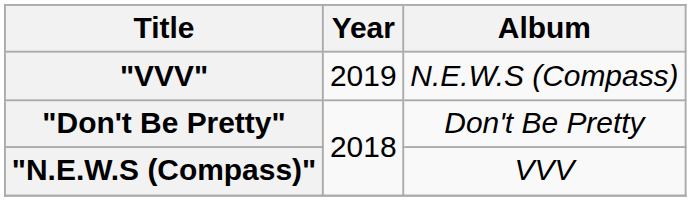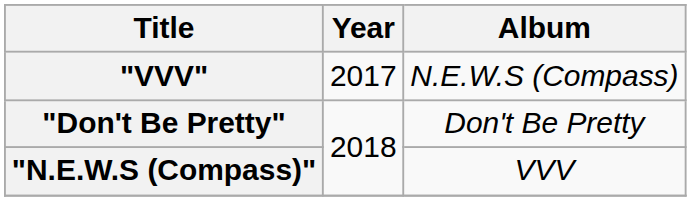(363, 75) 2019 -> (363, 75) 2017
